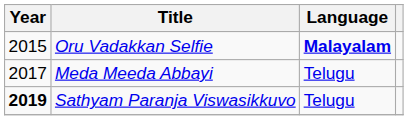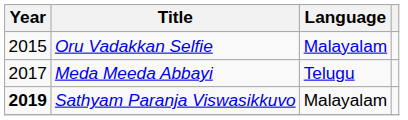(347, 45) bold -> (345, 45) normal
(329, 100) Telugu -> (345, 100) Malayalam
